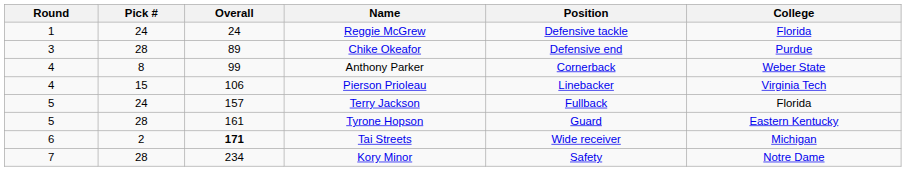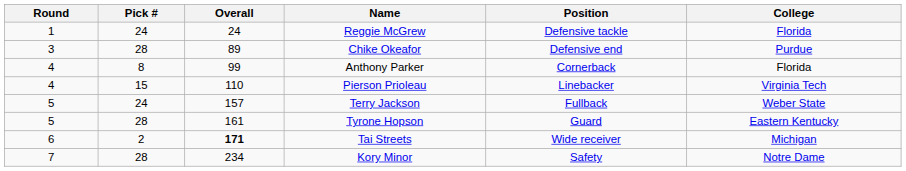(794, 67) Weber State -> (794, 67) Florida
(234, 85) 106 -> (234, 85) 110
(794, 103) Florida -> (794, 103) Weber State
